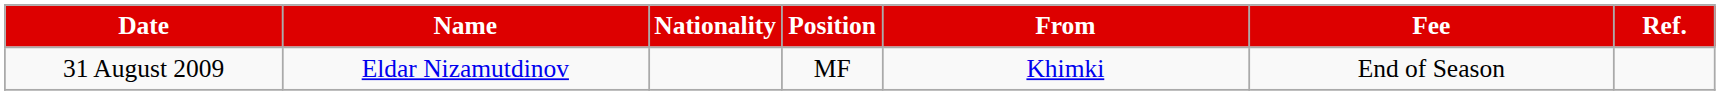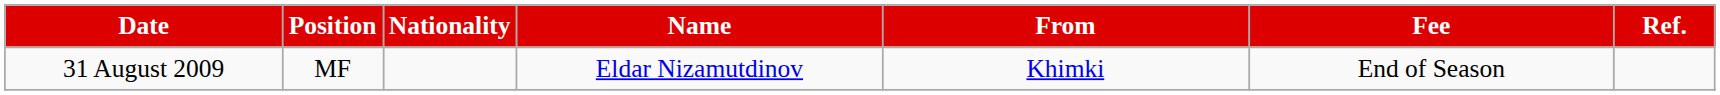columns swapped: (832, 25) <-> (465, 25)
